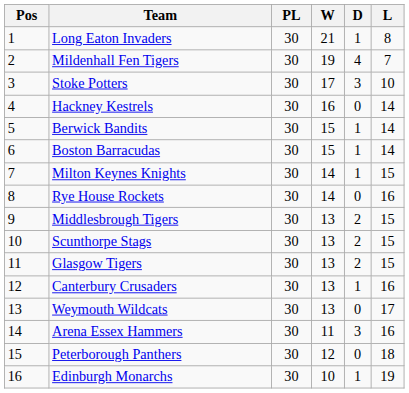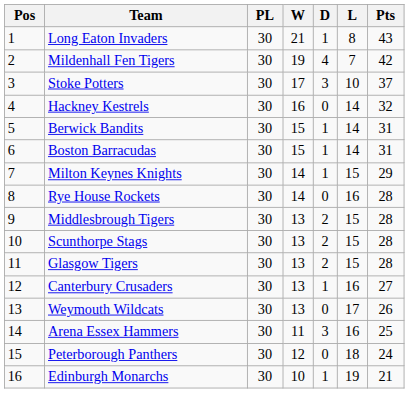+ column: (386, 15)
